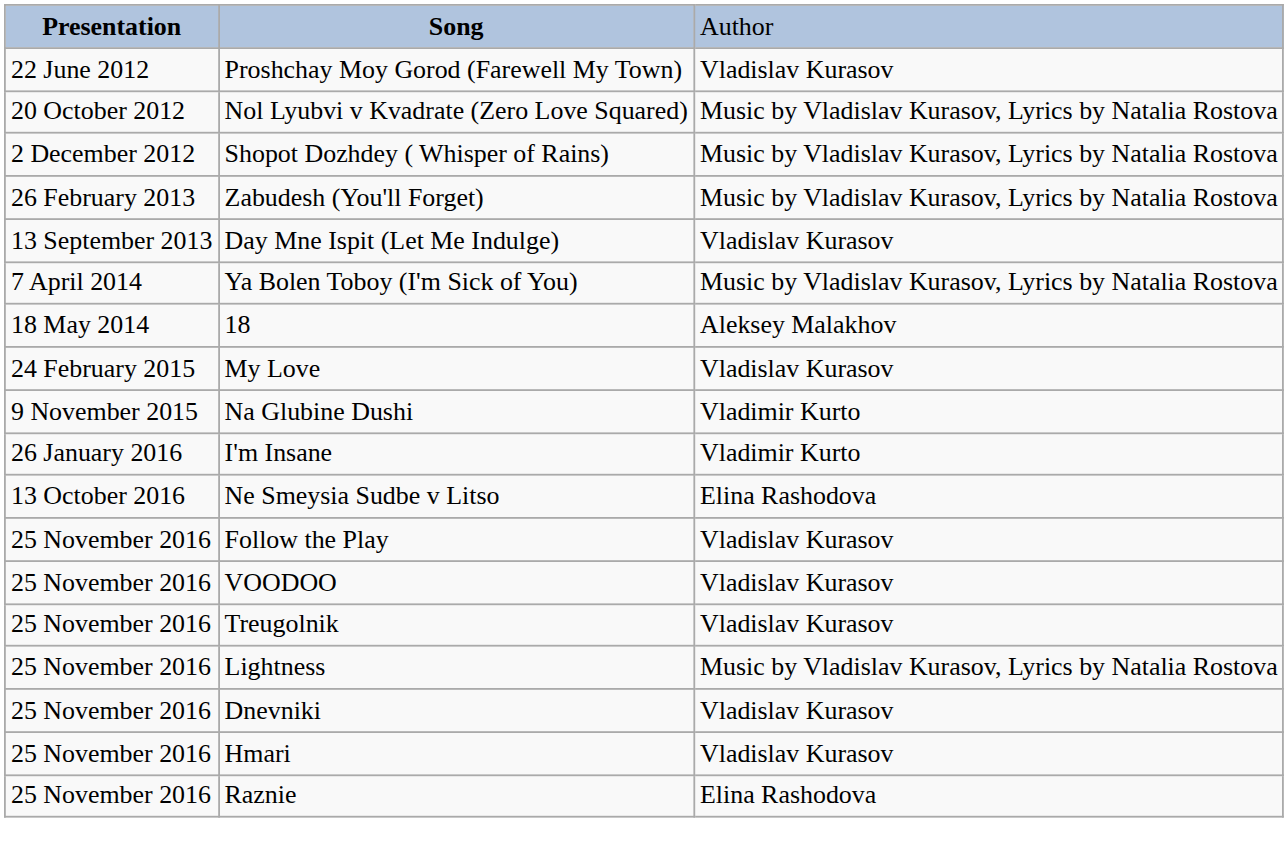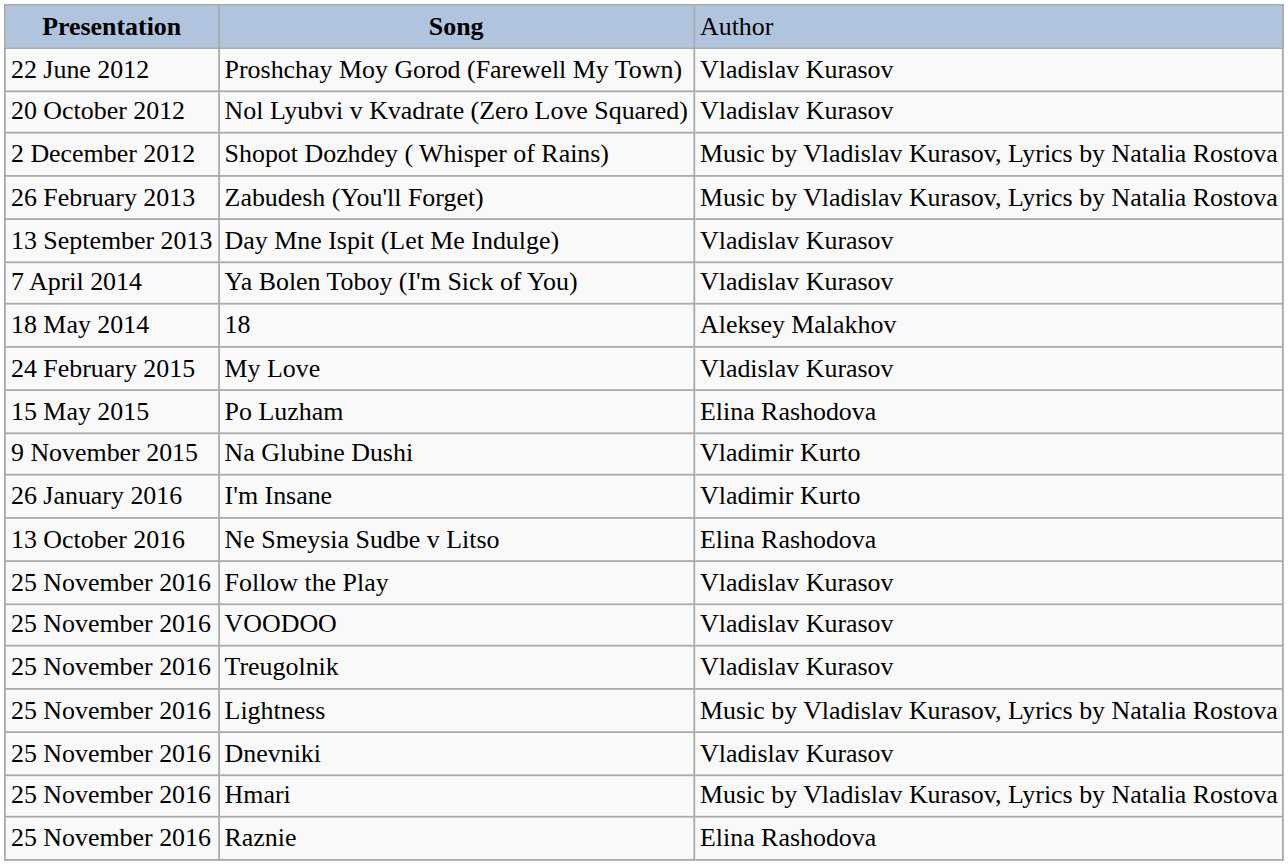(989, 111) Music by Vladislav Kurasov, Lyrics by Natalia Rostova -> (797, 111) Vladislav Kurasov
(989, 282) Music by Vladislav Kurasov, Lyrics by Natalia Rostova -> (797, 282) Vladislav Kurasov
+ row: (284, 411)
(797, 753) Vladislav Kurasov -> (989, 795) Music by Vladislav Kurasov, Lyrics by Natalia Rostova
